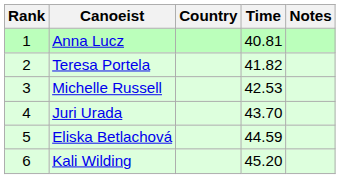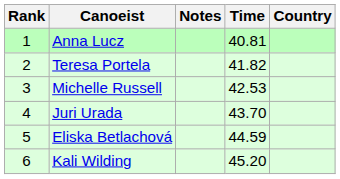columns swapped: (208, 16) <-> (311, 16)
